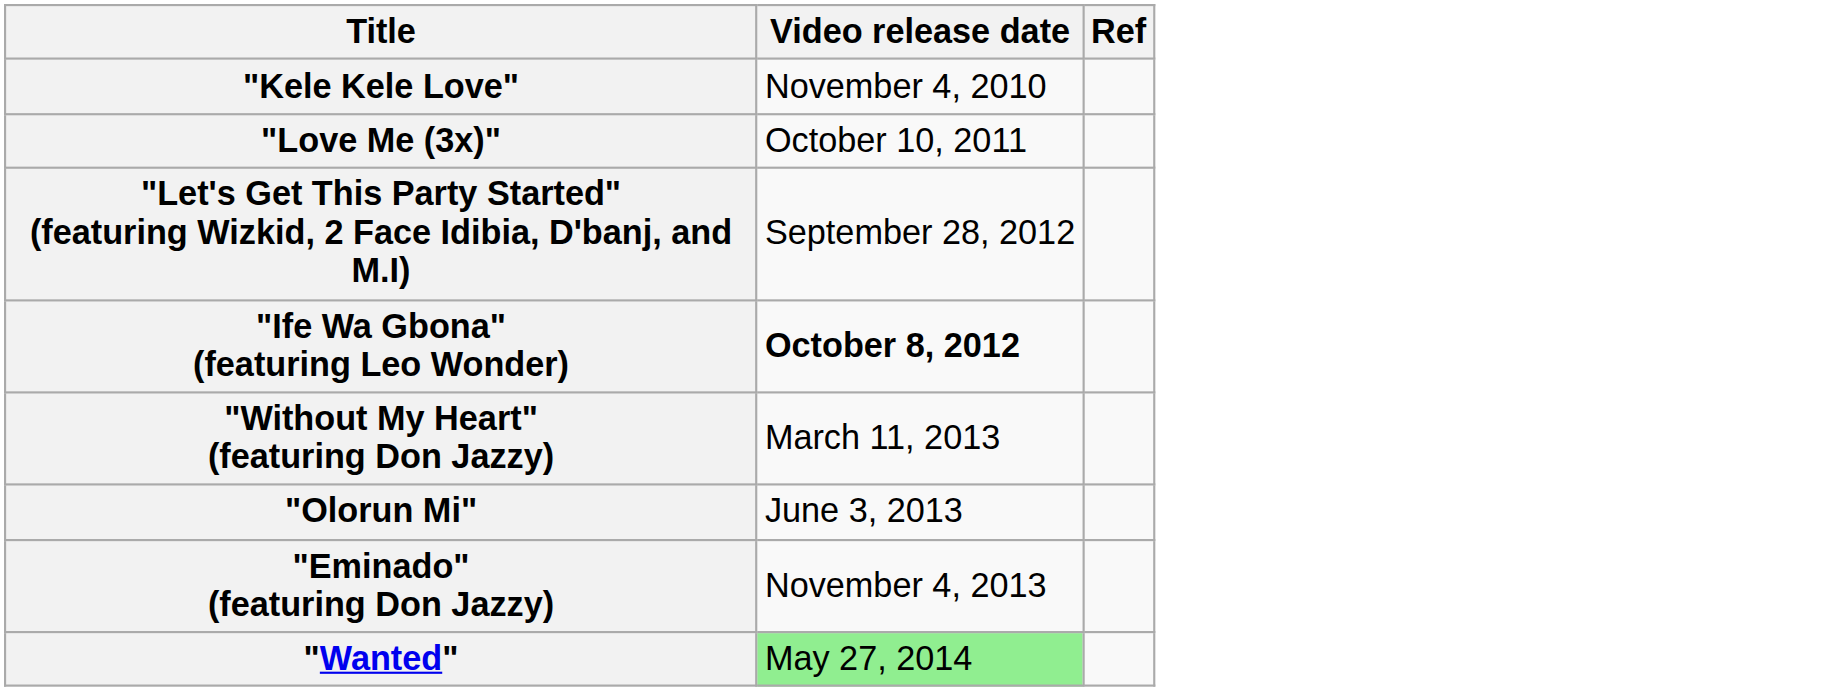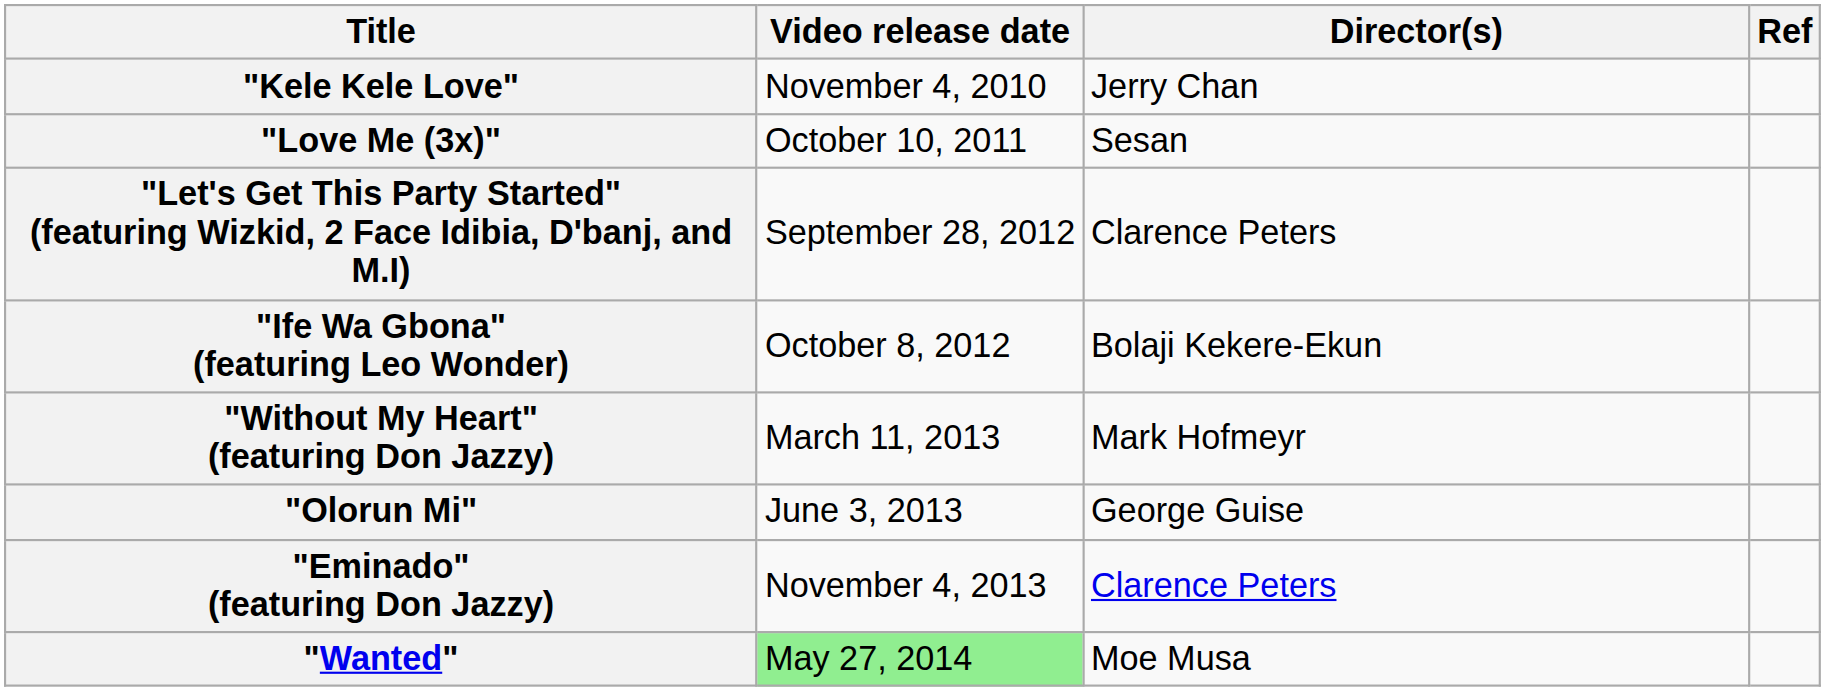+ column: (1416, 31)
(892, 345) bold -> (888, 345) normal
